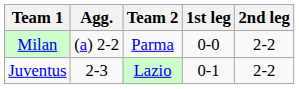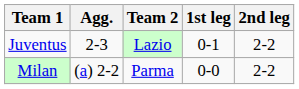rows swapped: (37, 70) <-> (37, 44)
